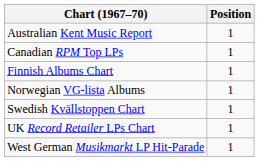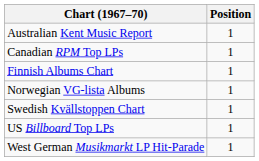- row: (81, 128)
+ row: (61, 128)
